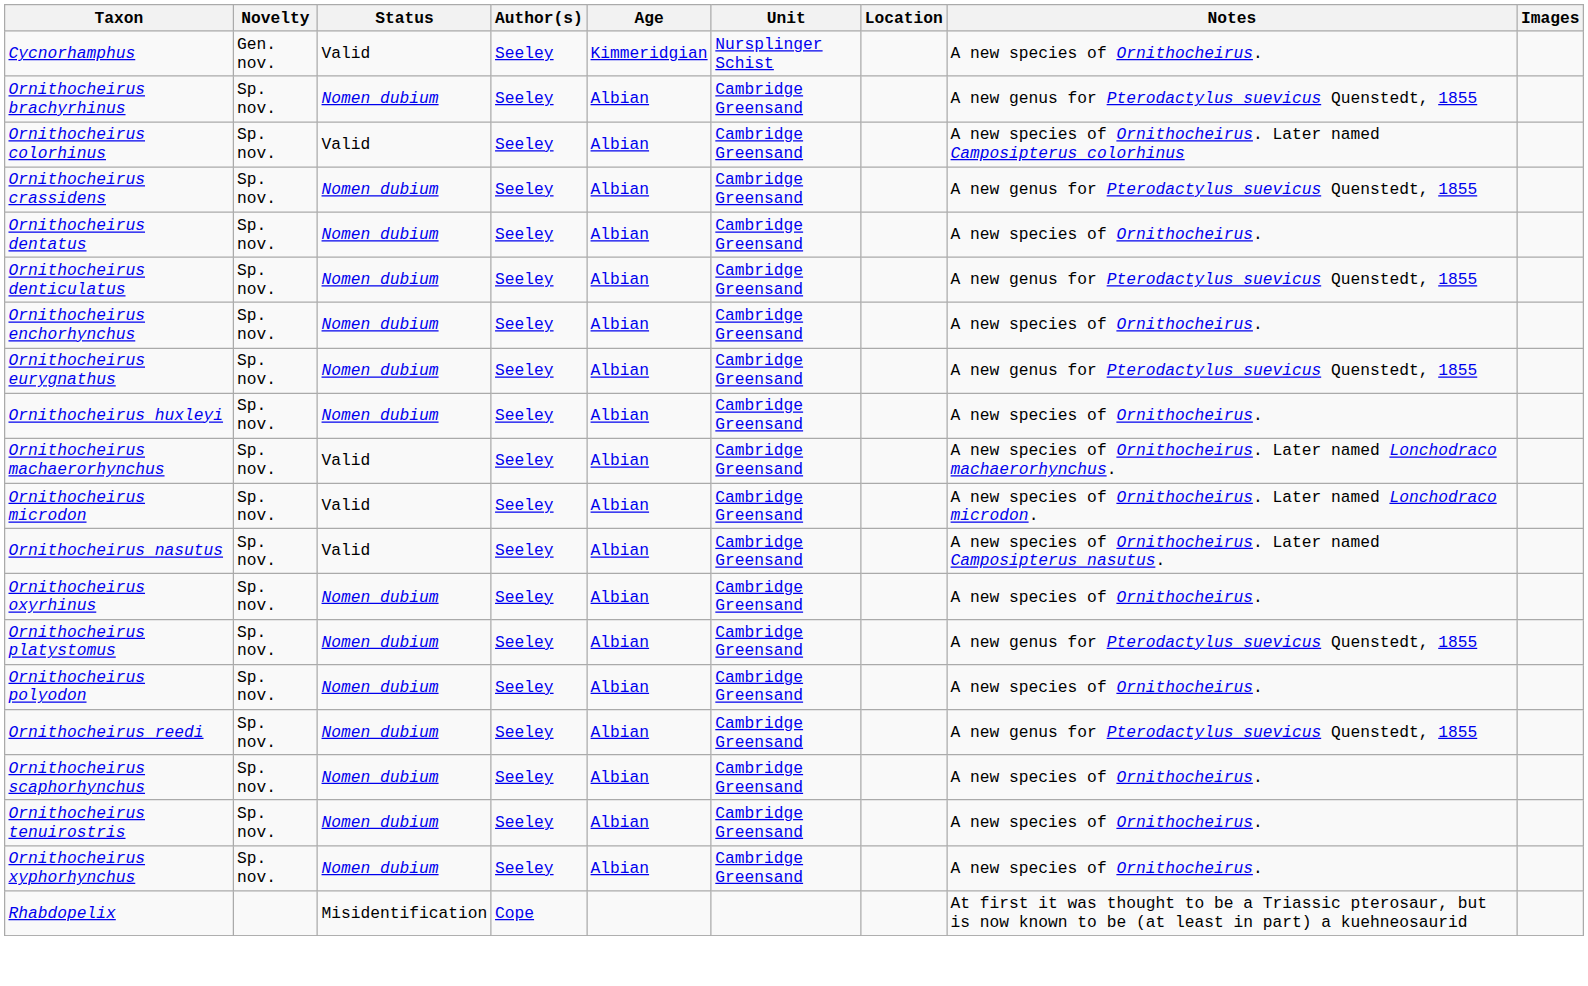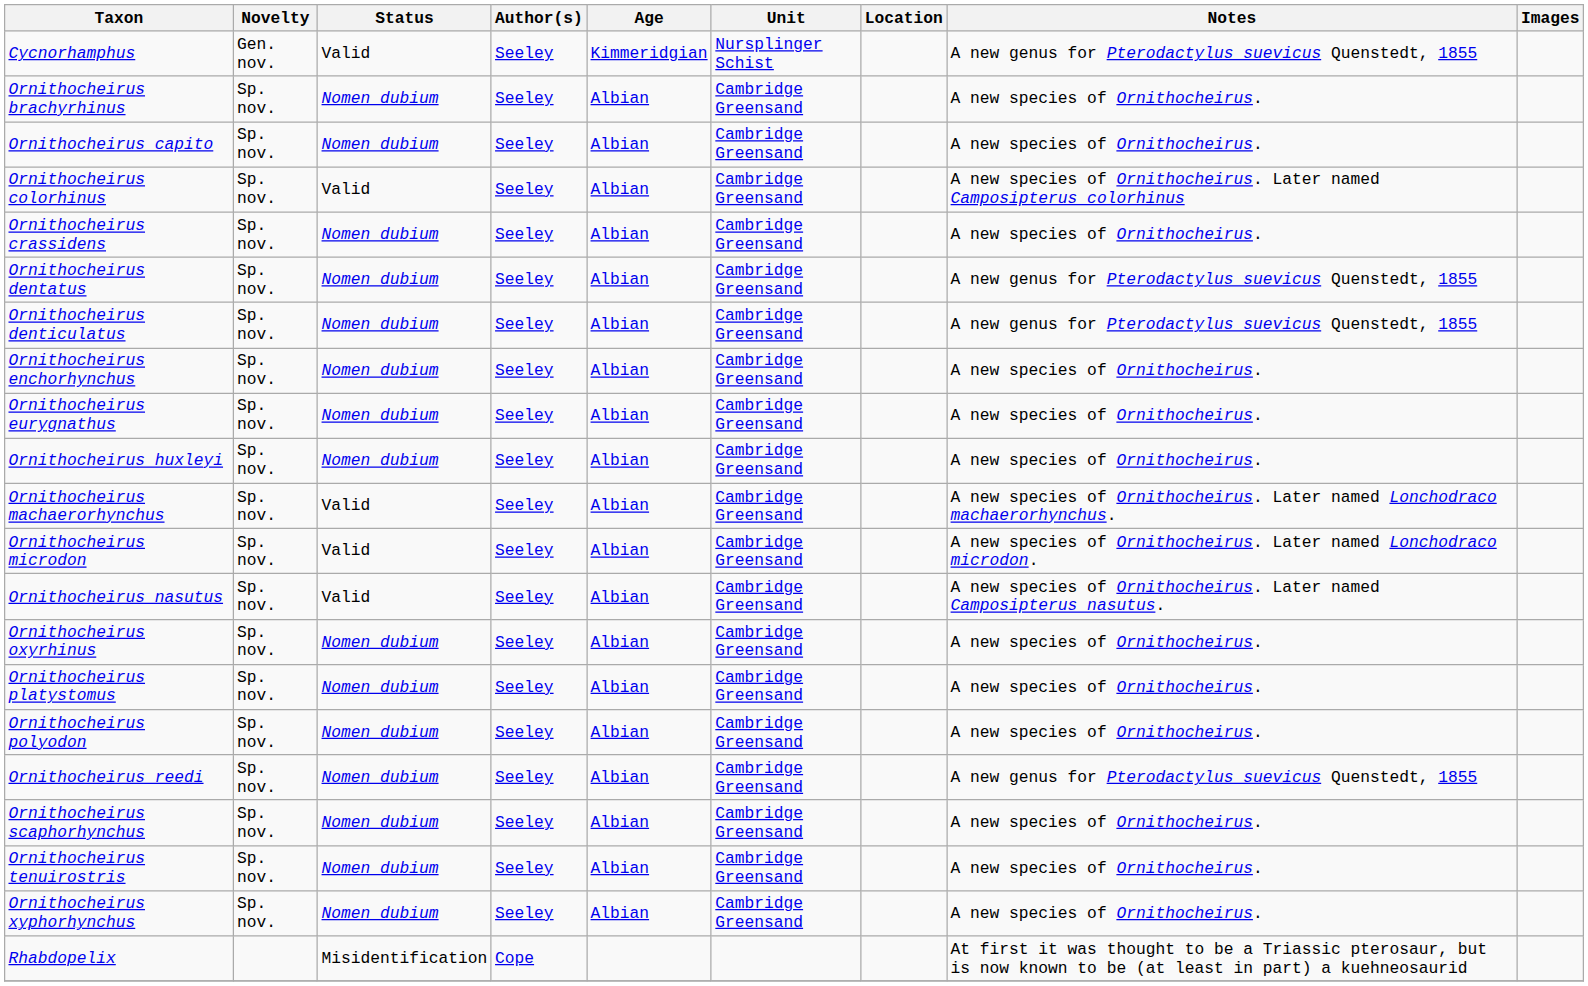(1107, 54) A new species of Ornithocheirus. -> (1214, 54) A new genus for Pterodactylus suevicus Quenstedt, 1855
(1214, 99) A new genus for Pterodactylus suevicus Quenstedt, 1855 -> (1107, 99) A new species of Ornithocheirus.
+ row: (111, 144)
(1214, 189) A new genus for Pterodactylus suevicus Quenstedt, 1855 -> (1107, 235) A new species of Ornithocheirus.
(1107, 235) A new species of Ornithocheirus. -> (1214, 280) A new genus for Pterodactylus suevicus Quenstedt, 1855
(1214, 370) A new genus for Pterodactylus suevicus Quenstedt, 1855 -> (1107, 416) A new species of Ornithocheirus.
(1214, 642) A new genus for Pterodactylus suevicus Quenstedt, 1855 -> (1107, 687) A new species of Ornithocheirus.
